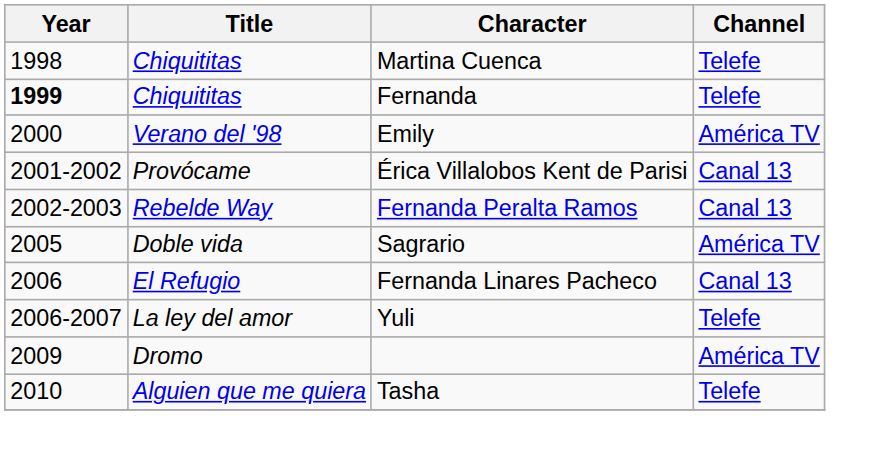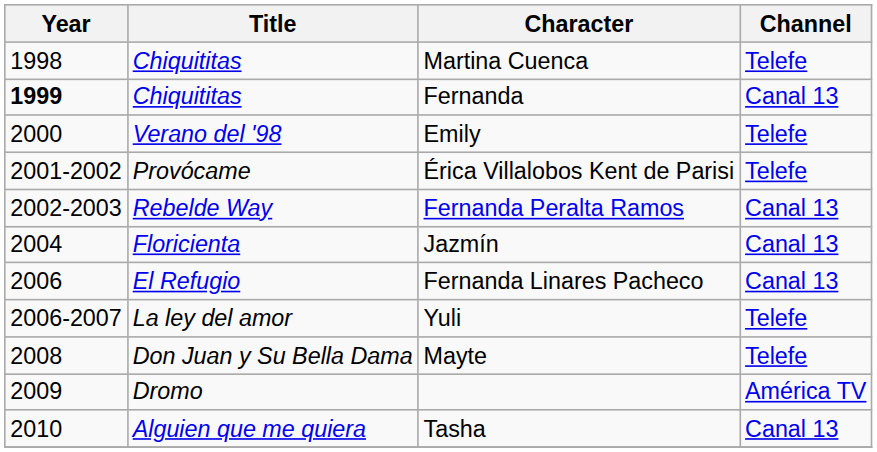(730, 97) Telefe -> (792, 97) Canal 13
(759, 134) América TV -> (776, 134) Telefe
(745, 171) Canal 13 -> (776, 171) Telefe
+ row: (186, 245)
- row: (188, 245)
+ row: (273, 355)
(730, 392) Telefe -> (792, 429) Canal 13
